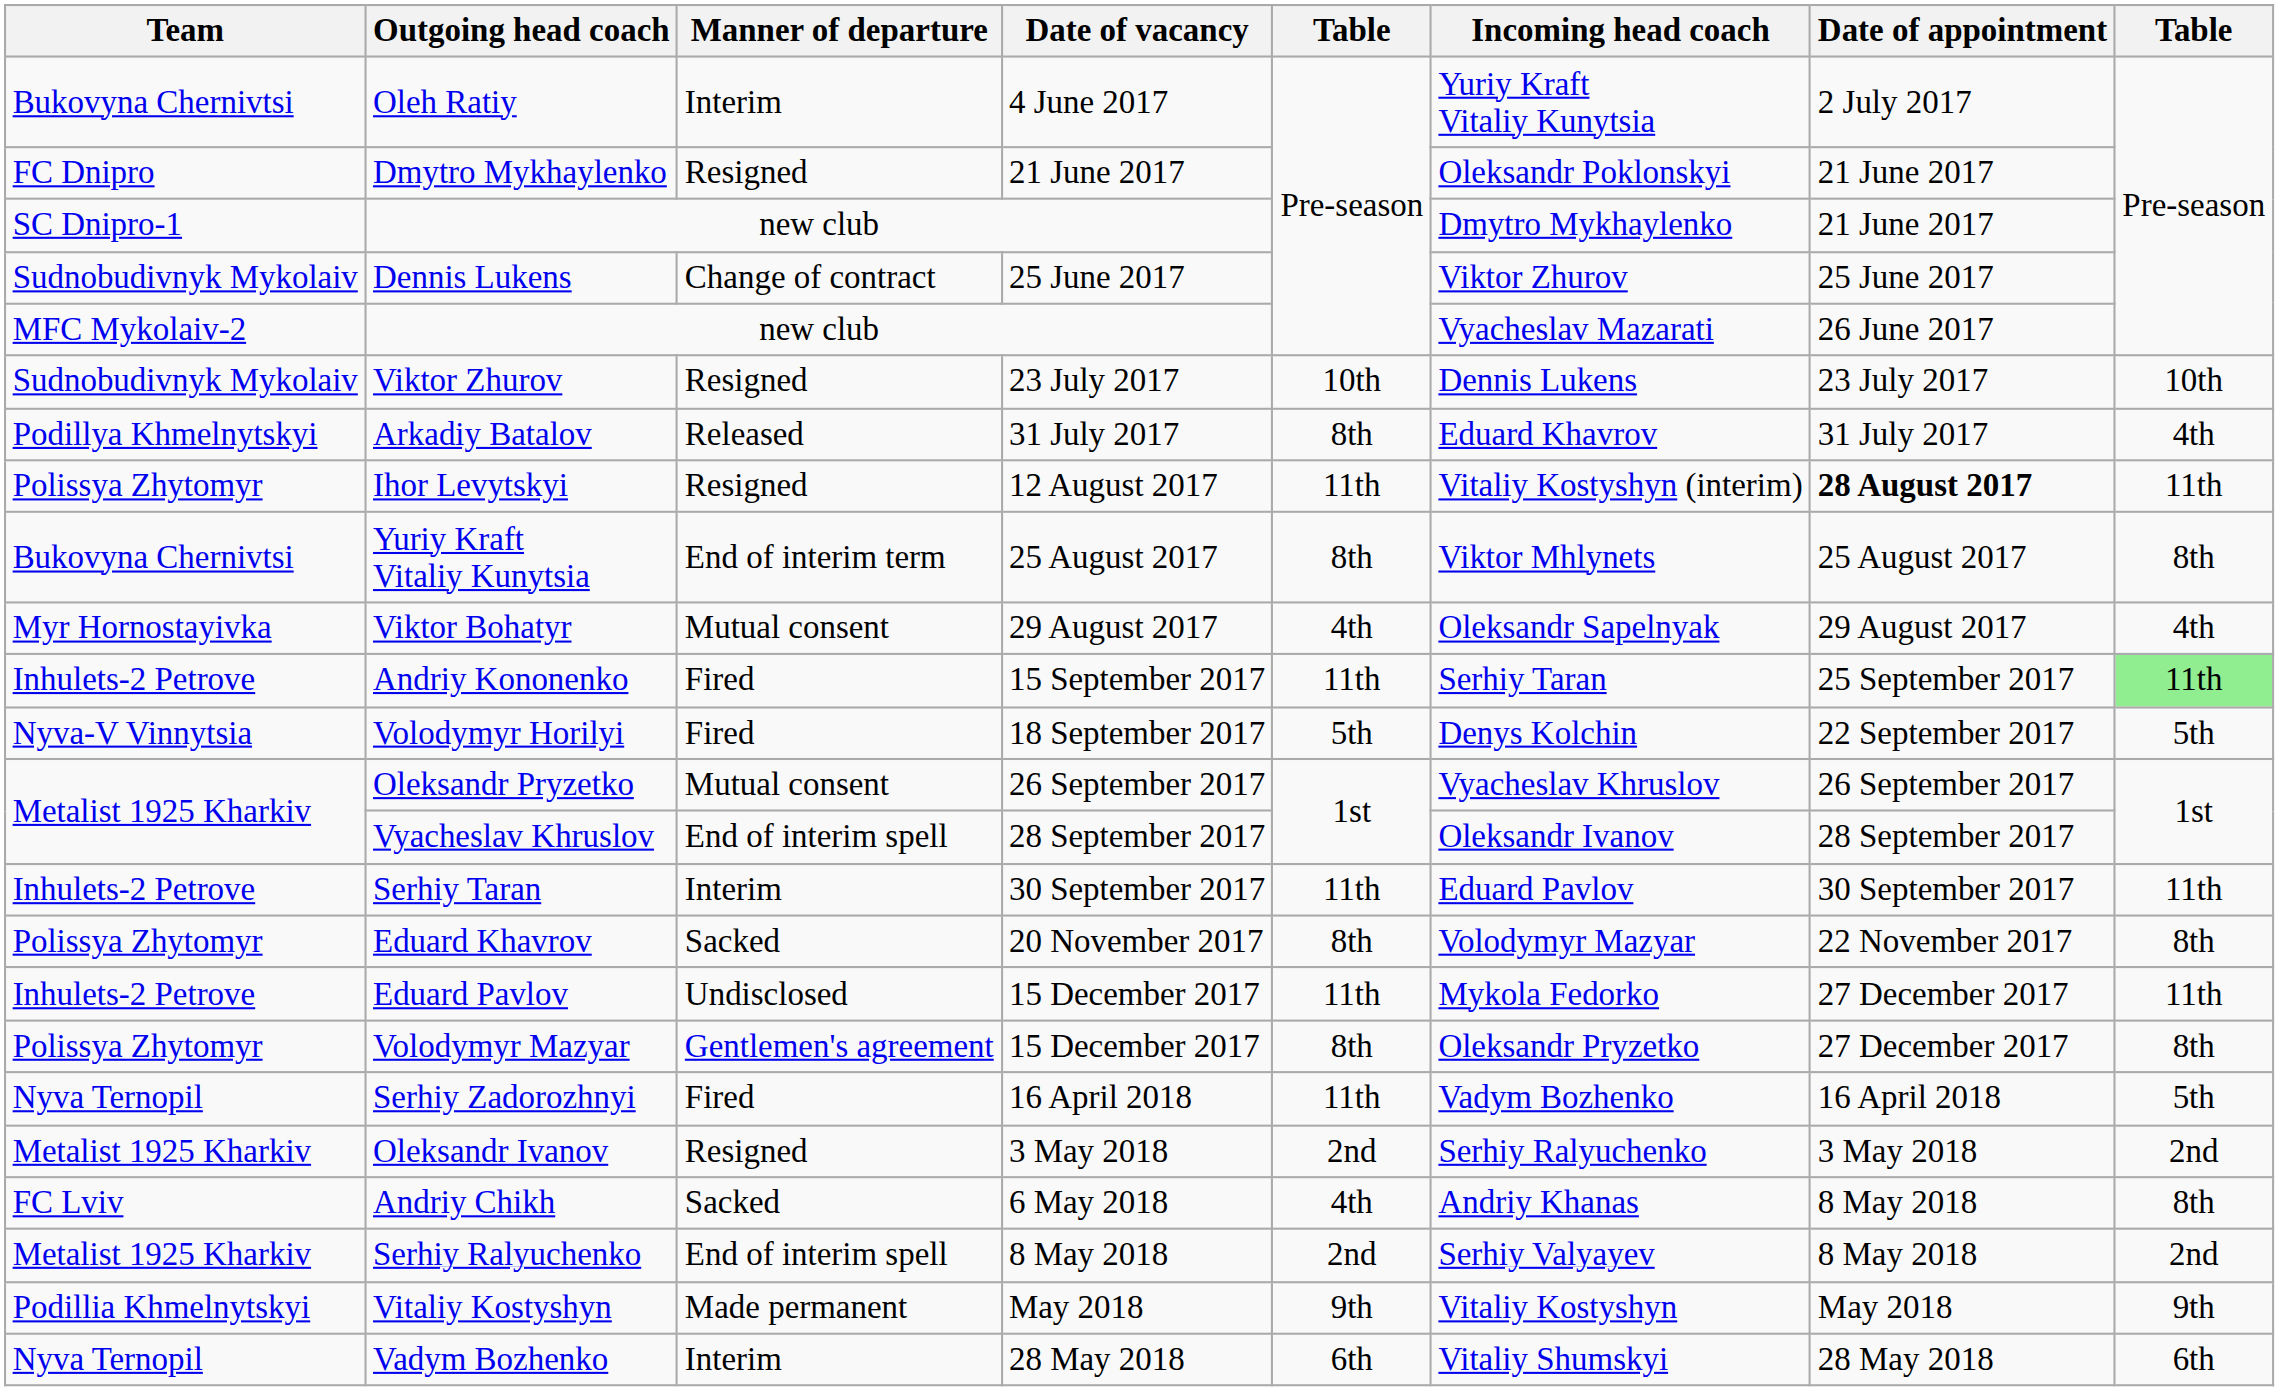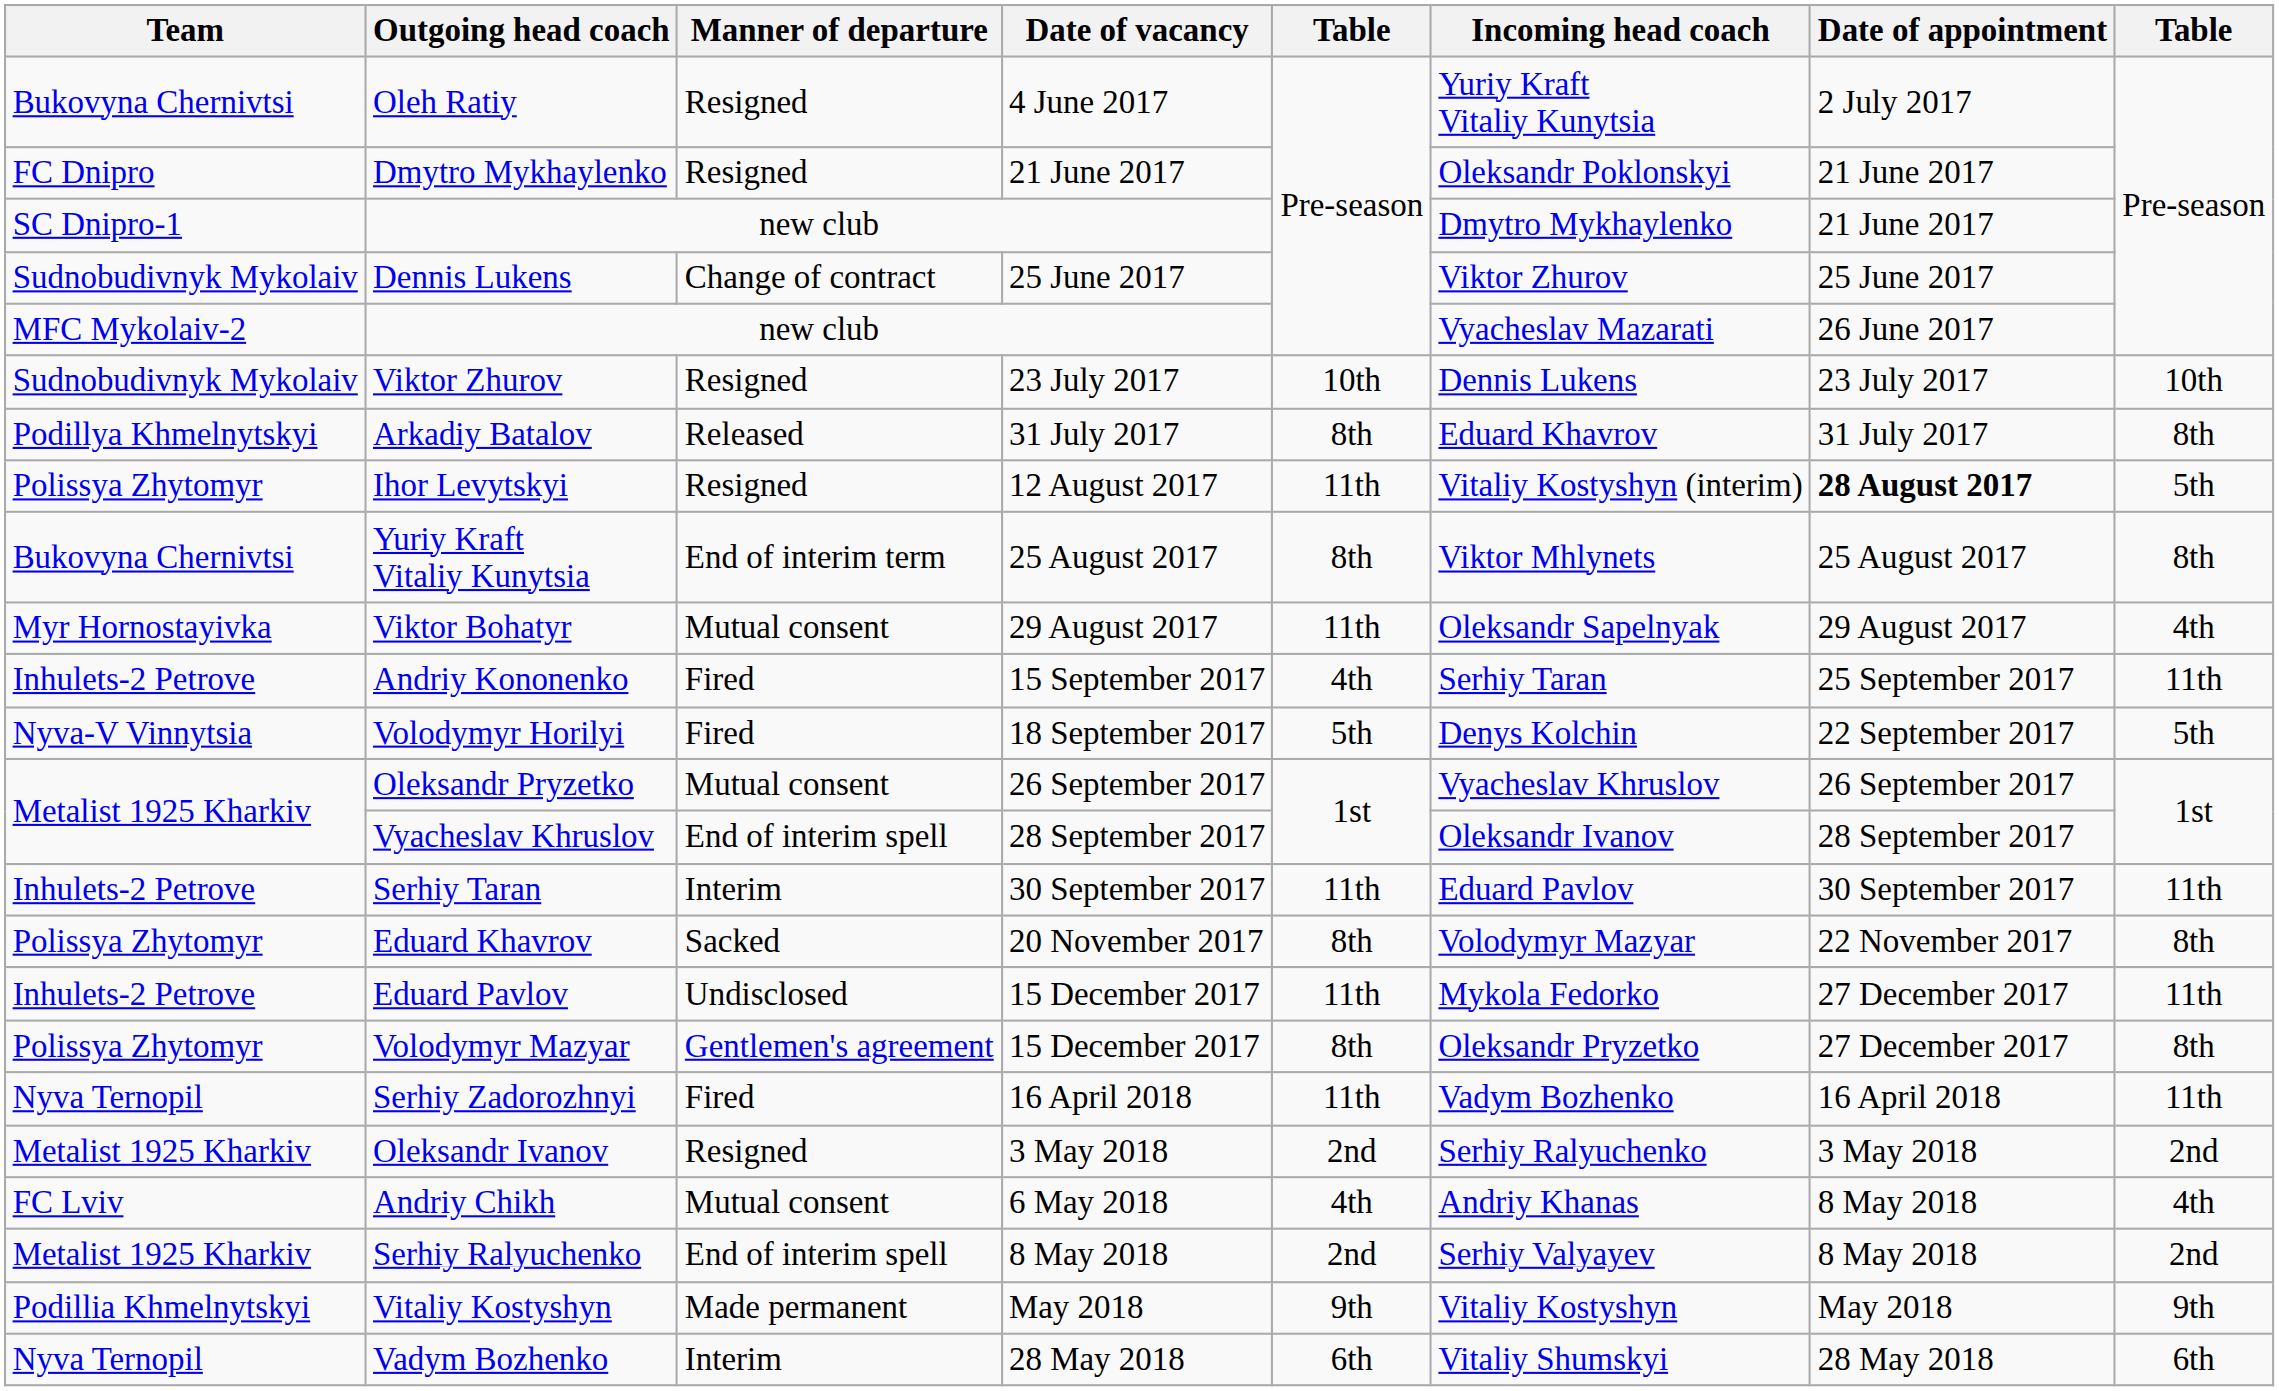(733, 101) Interim -> (746, 101) Resigned
(2194, 433) 4th -> (2194, 433) 8th
(2194, 485) 11th -> (2194, 485) 5th
(1352, 627) 4th -> (1352, 627) 11th
(1352, 679) 11th -> (1352, 679) 4th
(2194, 679) lightgreen background -> (2194, 679) no background
(2194, 1097) 5th -> (2194, 1097) 11th
(732, 1202) Sacked -> (787, 1202) Mutual consent
(2194, 1202) 8th -> (2194, 1202) 4th
